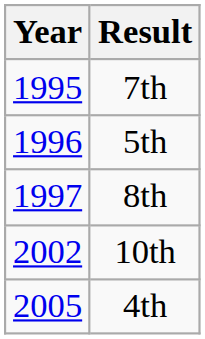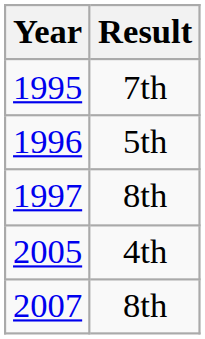- row: (48, 251)
+ row: (48, 305)
